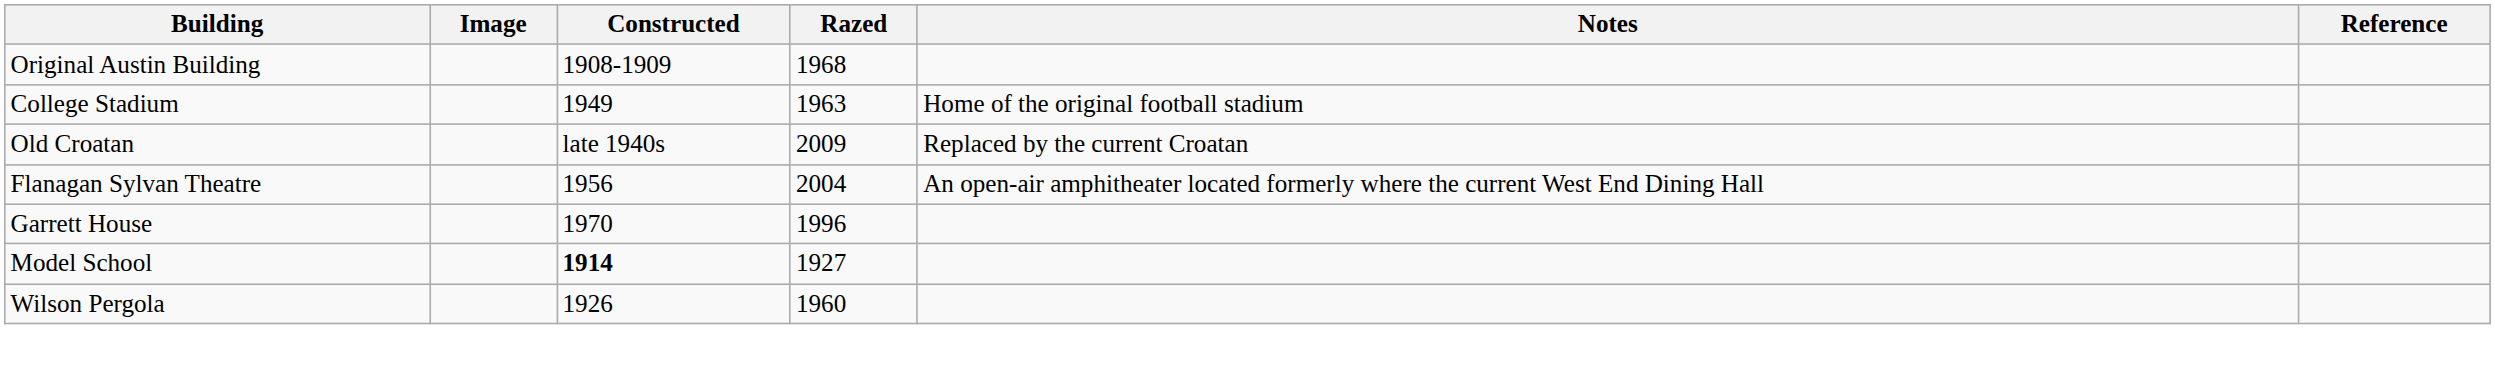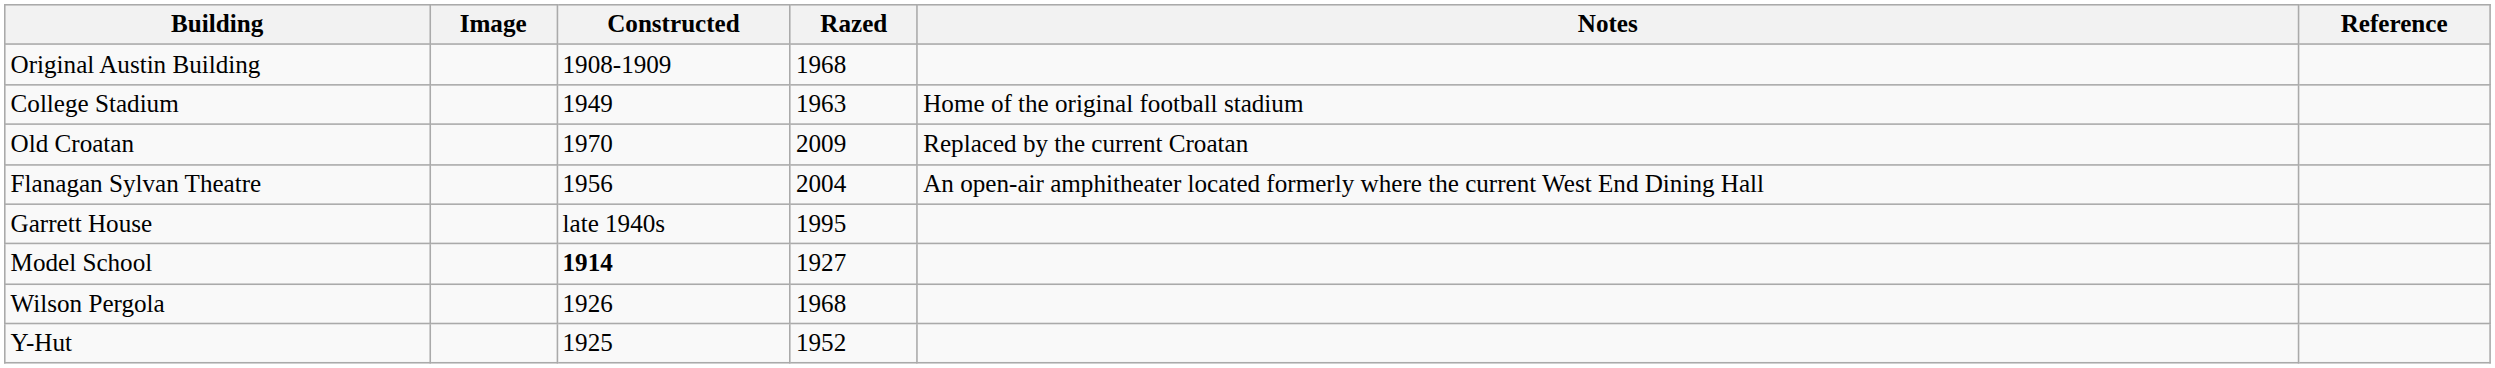(614, 143) late 1940s -> (588, 143) 1970
(588, 223) 1970 -> (614, 223) late 1940s
(821, 223) 1996 -> (821, 223) 1995
(821, 303) 1960 -> (821, 303) 1968
+ row: (41, 343)
